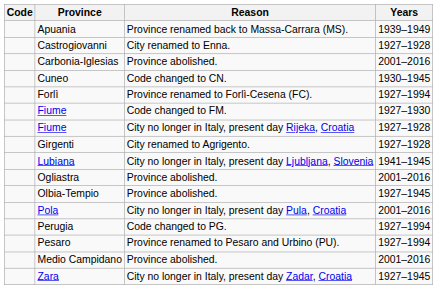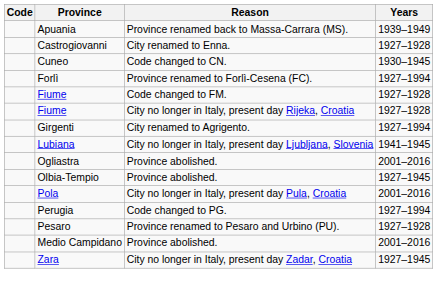- row: (78, 62)
(404, 111) 1927–1930 -> (404, 95) 1927–1928
(404, 144) 1927–1928 -> (404, 128) 1927–1994
(404, 243) 1927–1994 -> (404, 227) 1927–1928
